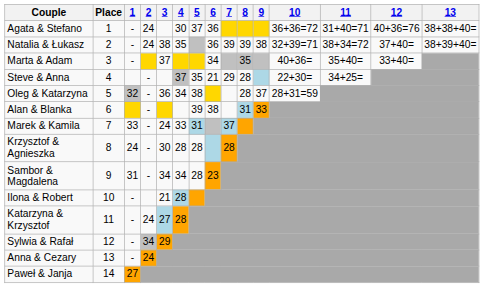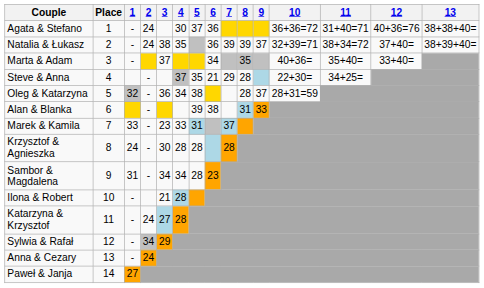(261, 45) 38 -> (261, 45) 37
(165, 126) 24 -> (165, 126) 23
